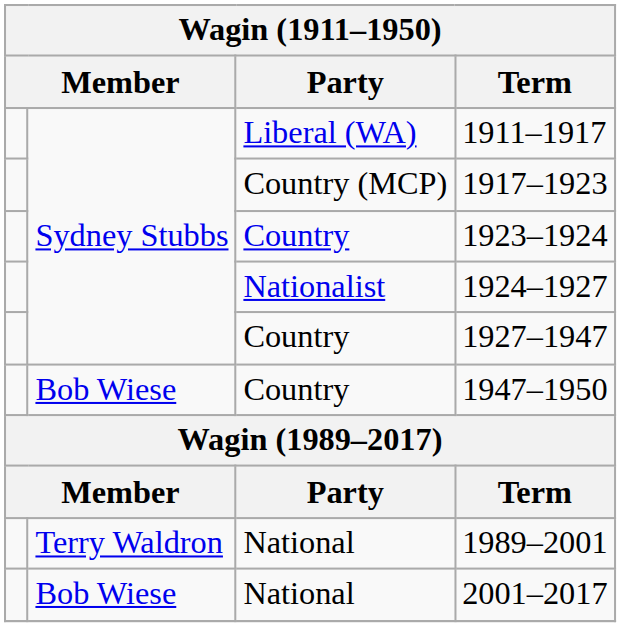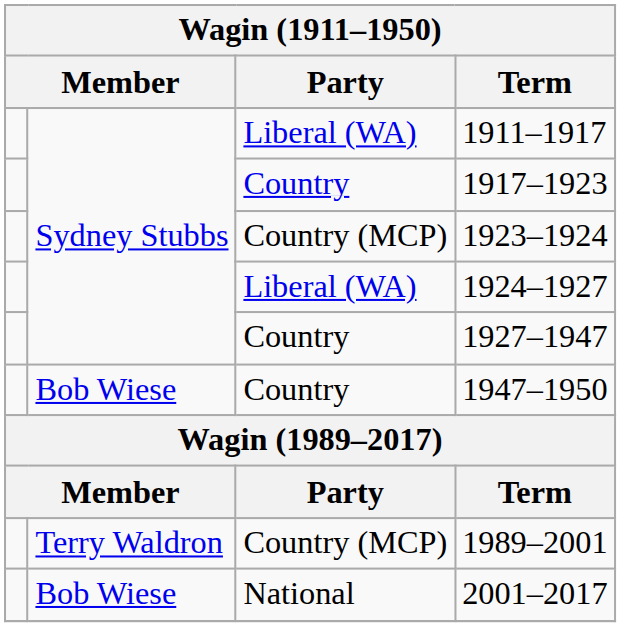(345, 183) Country (MCP) -> (296, 183) Country
(296, 235) Country -> (345, 235) Country (MCP)
(314, 286) Nationalist -> (330, 286) Liberal (WA)
(299, 542) National -> (345, 542) Country (MCP)
